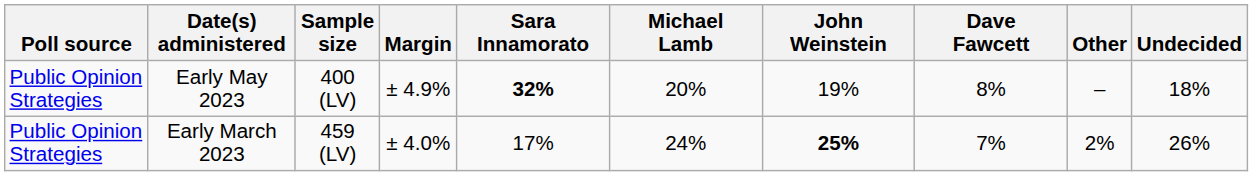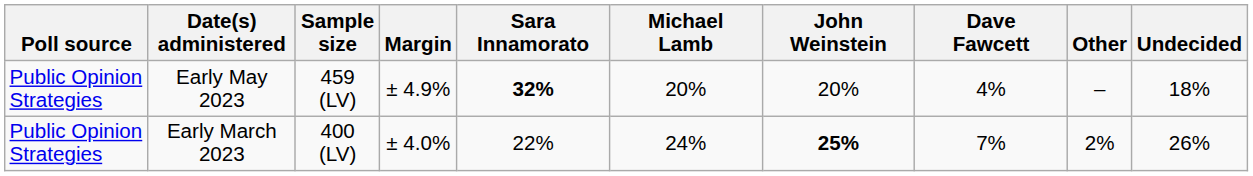(338, 88) 400 (LV) -> (338, 88) 459 (LV)
(838, 88) 19% -> (838, 88) 20%
(991, 88) 8% -> (991, 88) 4%
(338, 144) 459 (LV) -> (338, 144) 400 (LV)
(533, 144) 17% -> (533, 144) 22%
